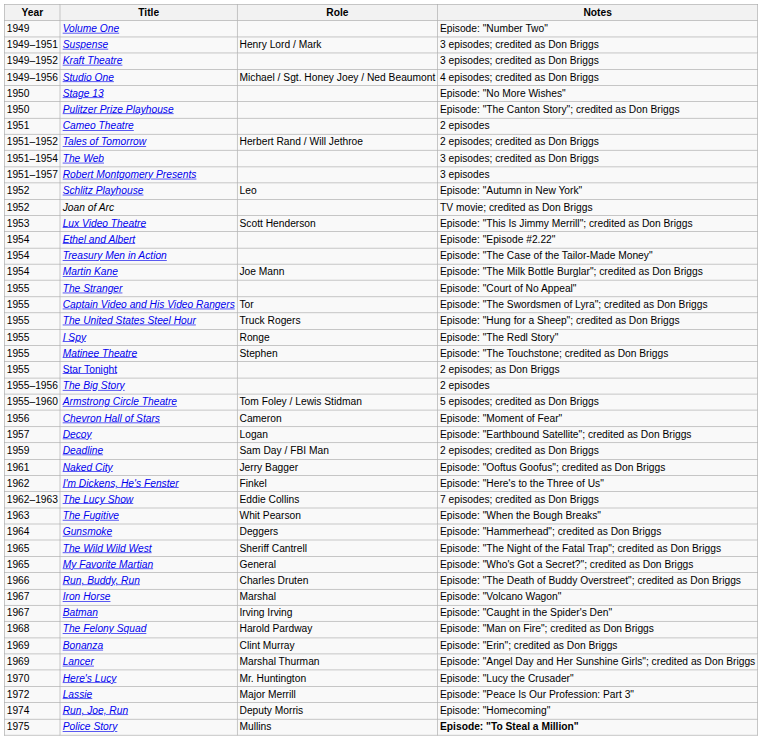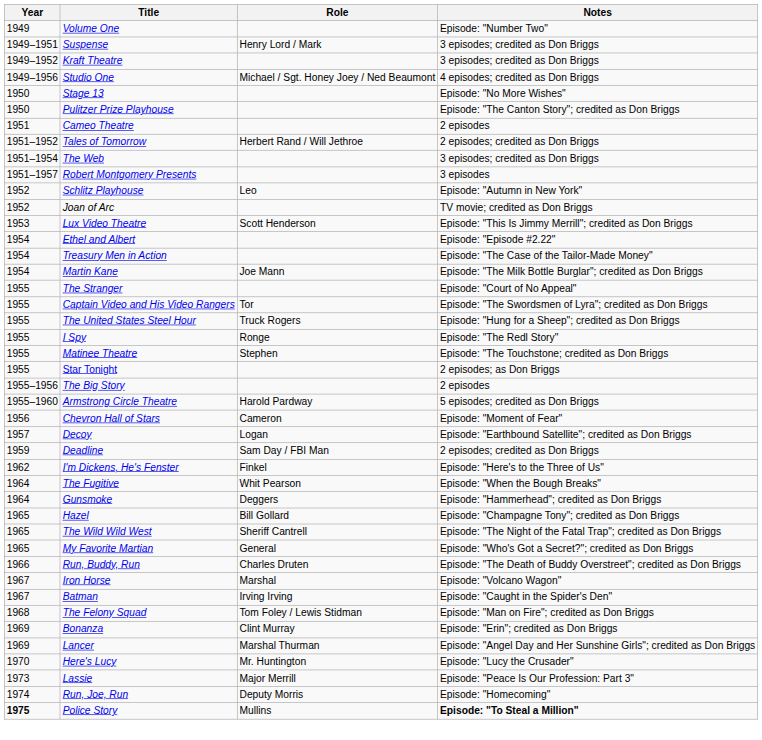(301, 402) Tom Foley / Lewis Stidman -> (276, 402) Harold Pardway
- row: (88, 467)
- row: (98, 499)
(18, 516) 1963 -> (18, 483) 1964
+ row: (76, 516)
(276, 629) Harold Pardway -> (301, 613) Tom Foley / Lewis Stidman
(18, 694) 1972 -> (18, 678) 1973
(18, 727) normal -> (18, 710) bold
